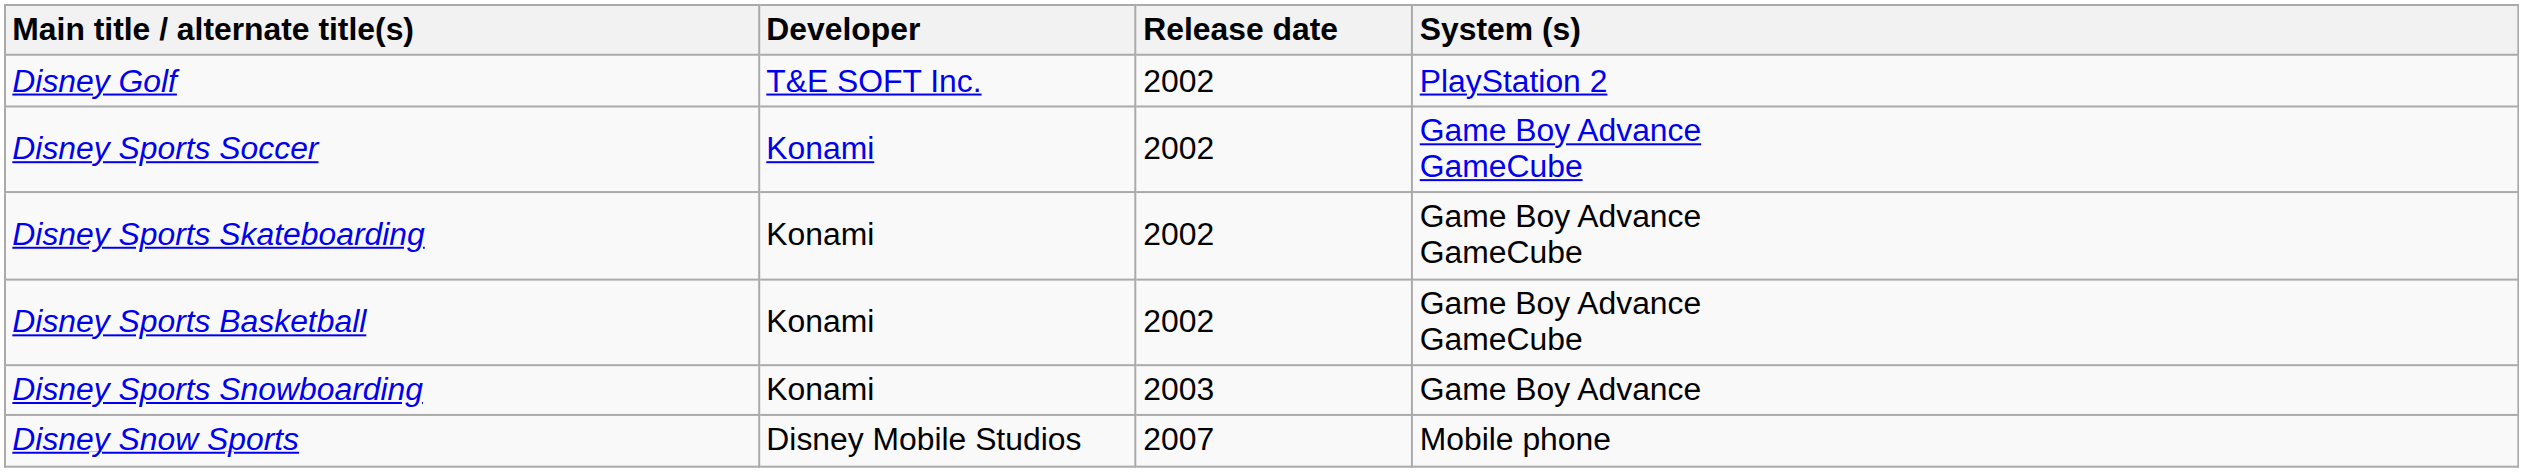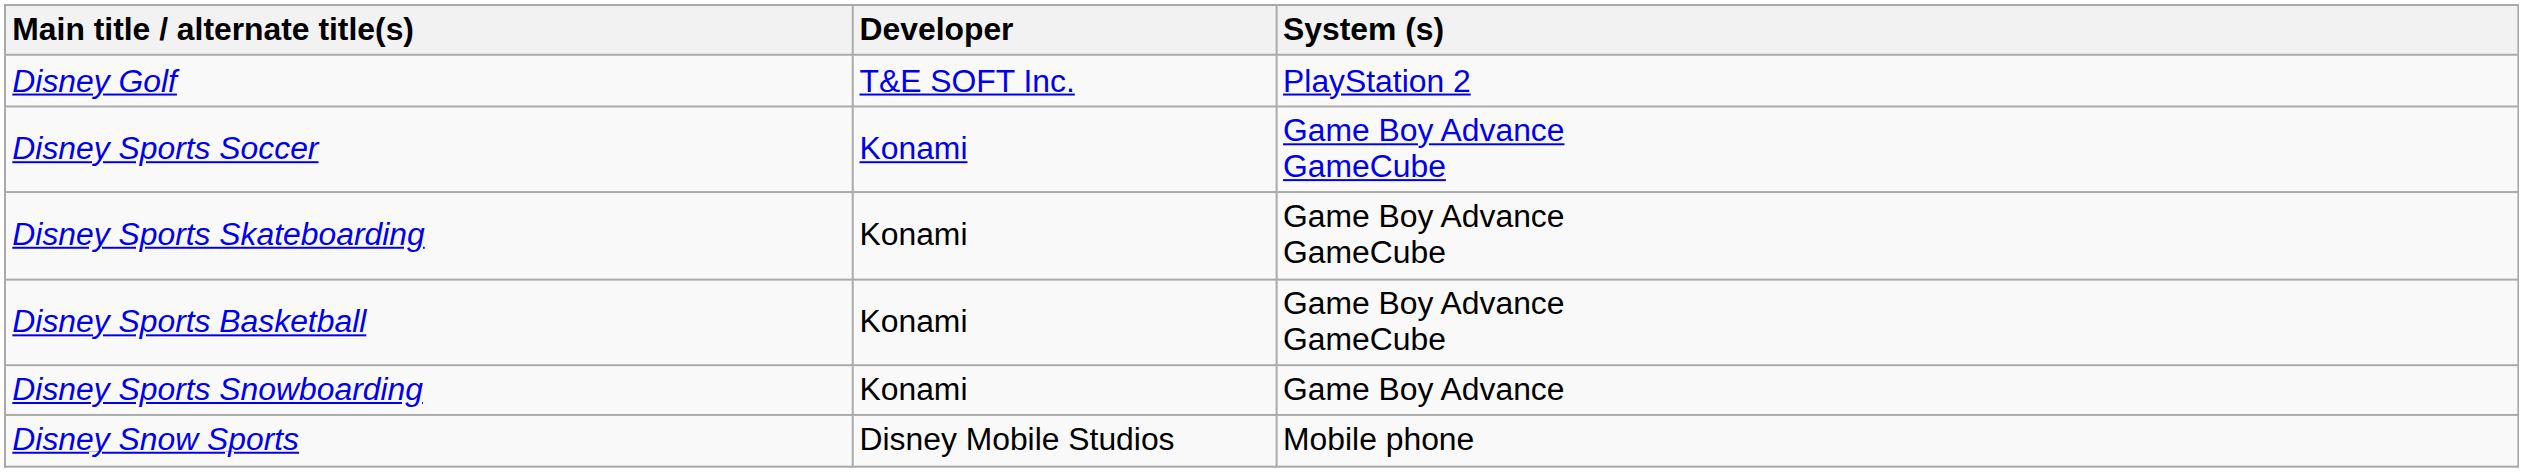- column: (1241, 29)
